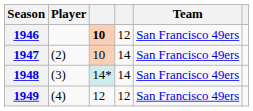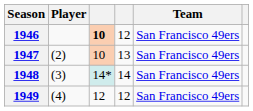(124, 55) 14 -> (124, 55) 13
